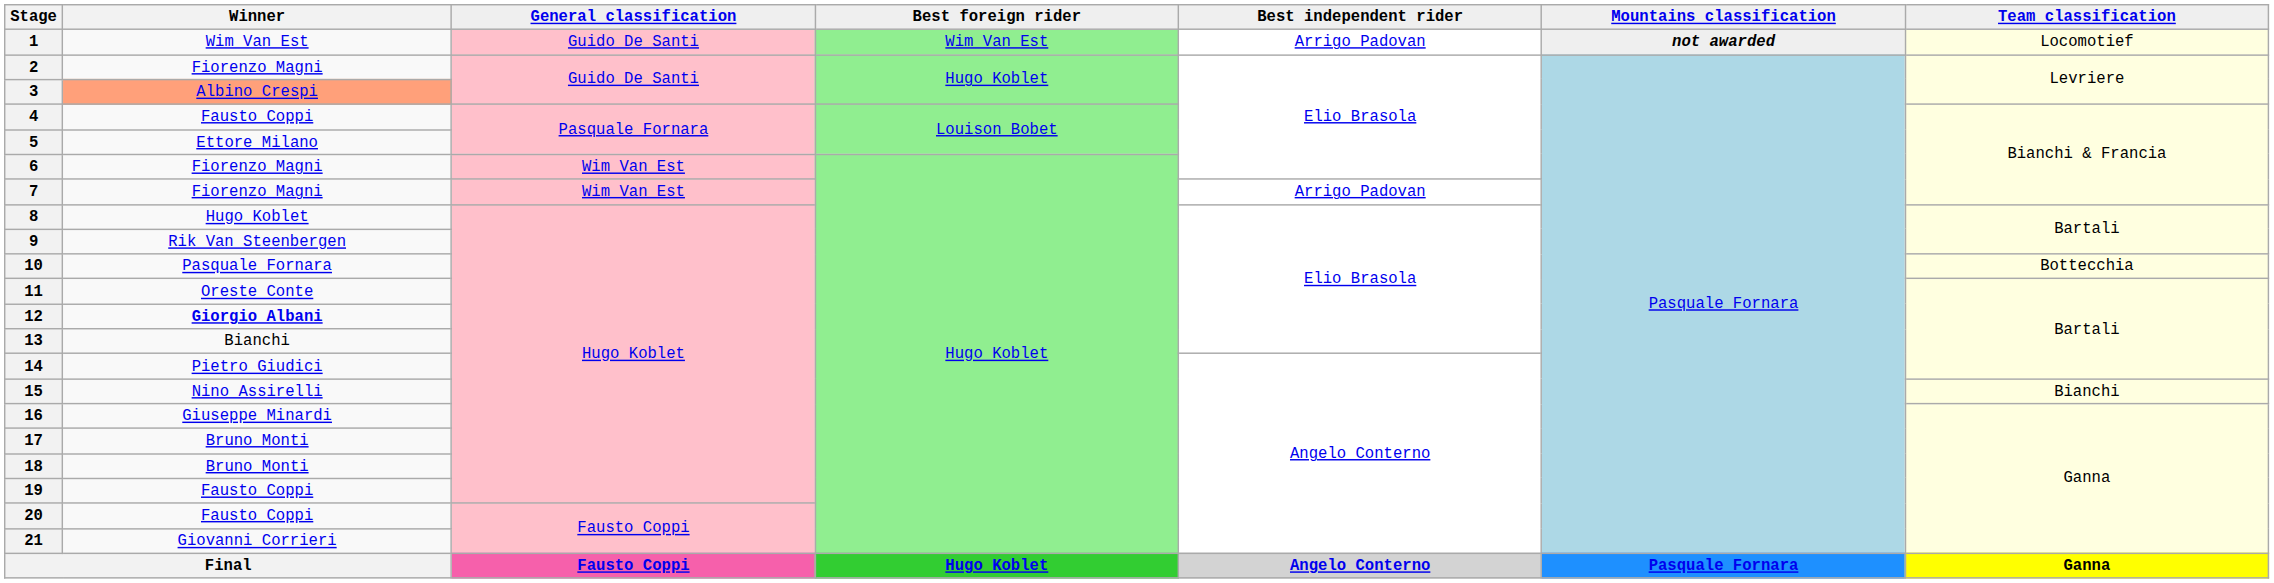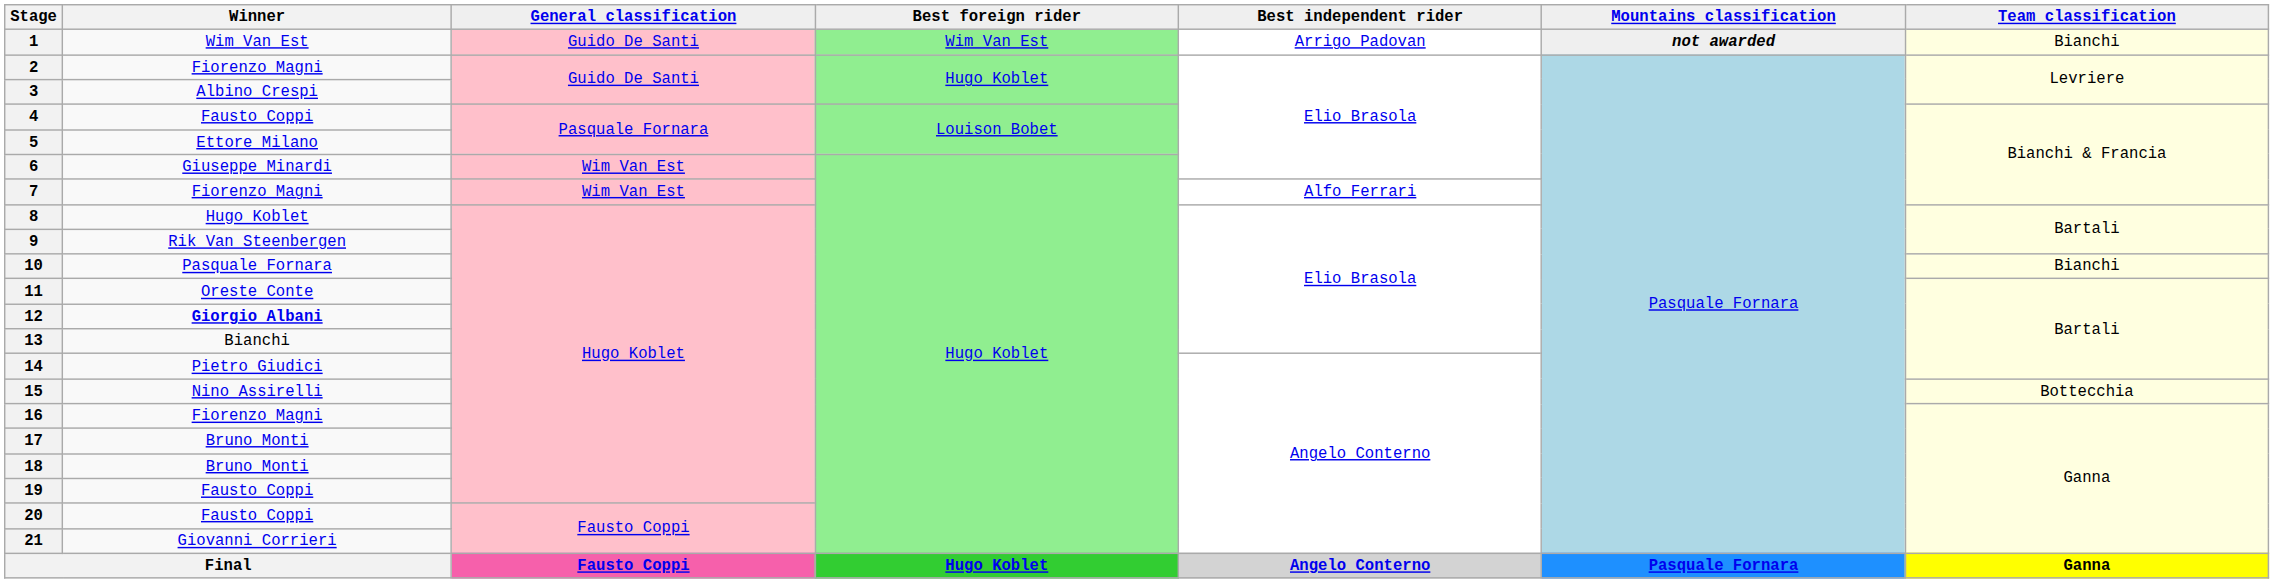(2087, 42) Locomotief -> (2087, 42) Bianchi
(257, 92) lightsalmon background -> (257, 92) no background
(257, 167) Fiorenzo Magni -> (257, 167) Giuseppe Minardi
(1360, 192) Arrigo Padovan -> (1360, 192) Alfo Ferrari
(2087, 266) Bottecchia -> (2087, 266) Bianchi
(2087, 391) Bianchi -> (2087, 391) Bottecchia
(257, 416) Giuseppe Minardi -> (257, 416) Fiorenzo Magni
